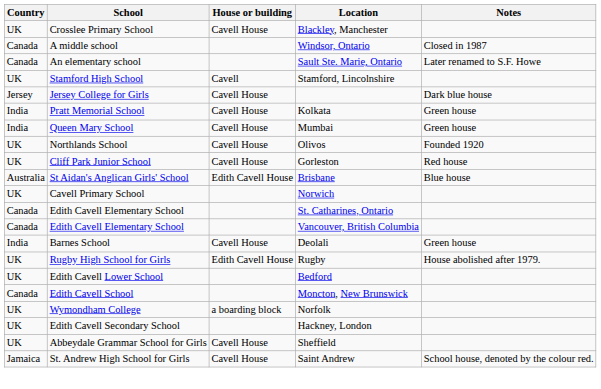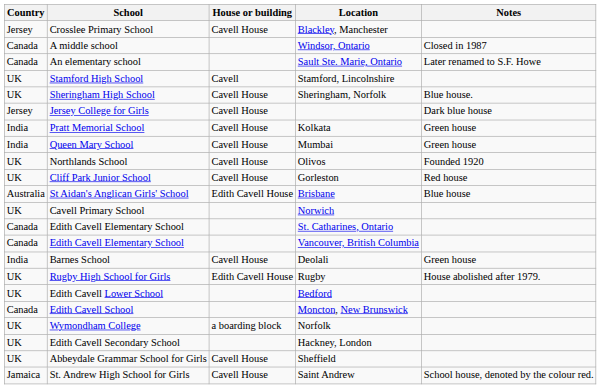(14, 29) UK -> (20, 29) Jersey
+ row: (342, 95)
